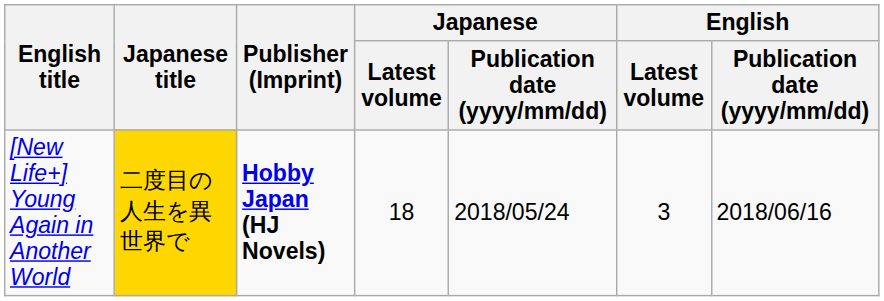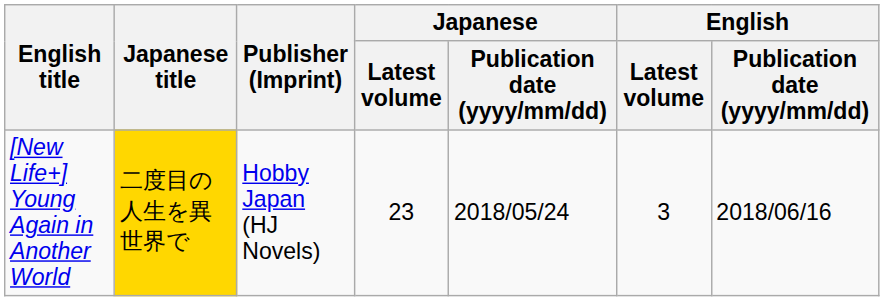(284, 212) bold -> (281, 212) normal
(402, 212) 18 -> (401, 212) 23
